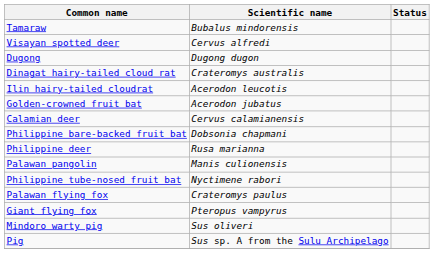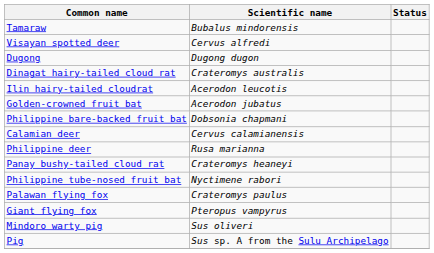rows swapped: (97, 134) <-> (43, 119)
- row: (52, 165)
+ row: (85, 165)
